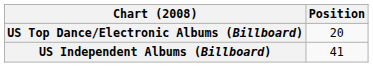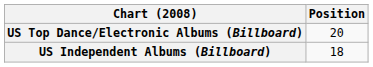(337, 52) 41 -> (337, 52) 18
